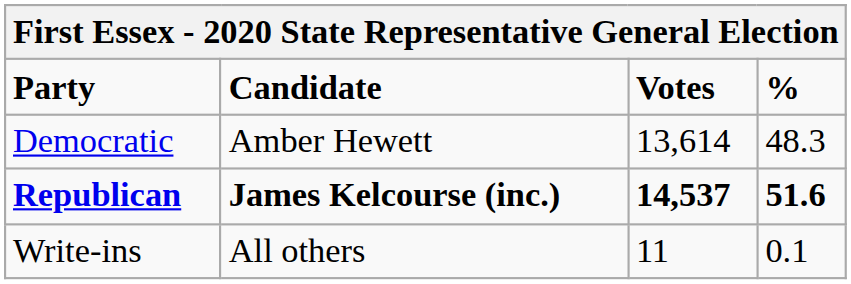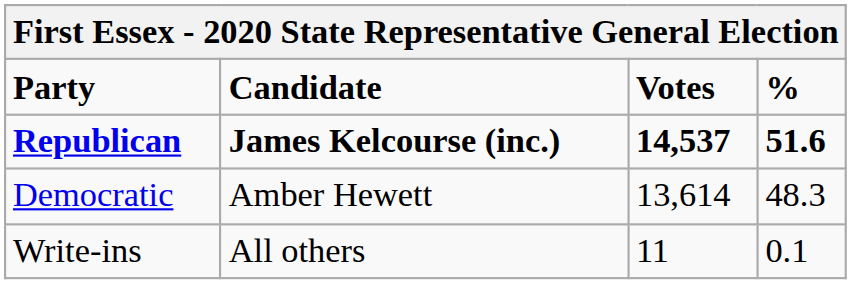rows swapped: (97, 195) <-> (93, 140)
